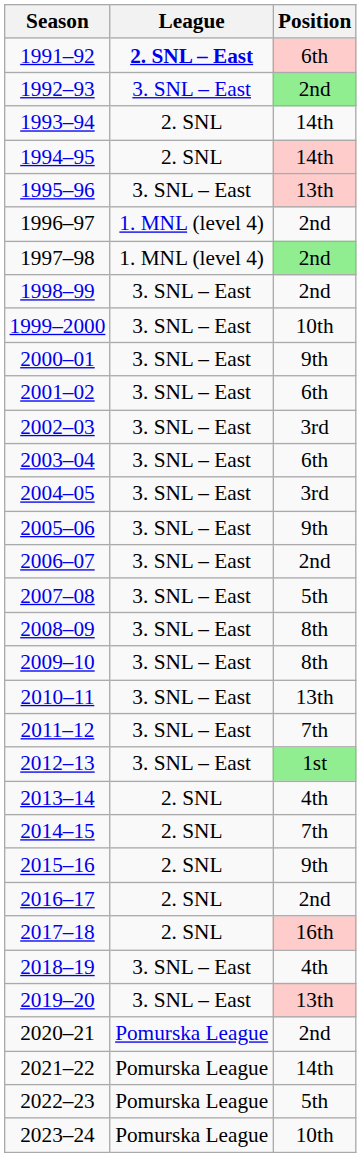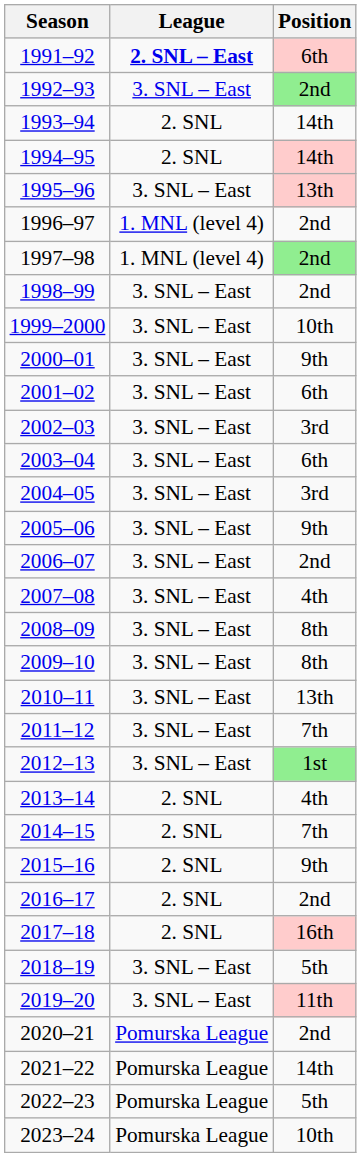(315, 595) 5th -> (315, 595) 4th
(315, 966) 4th -> (315, 966) 5th
(315, 1000) 13th -> (315, 1000) 11th
